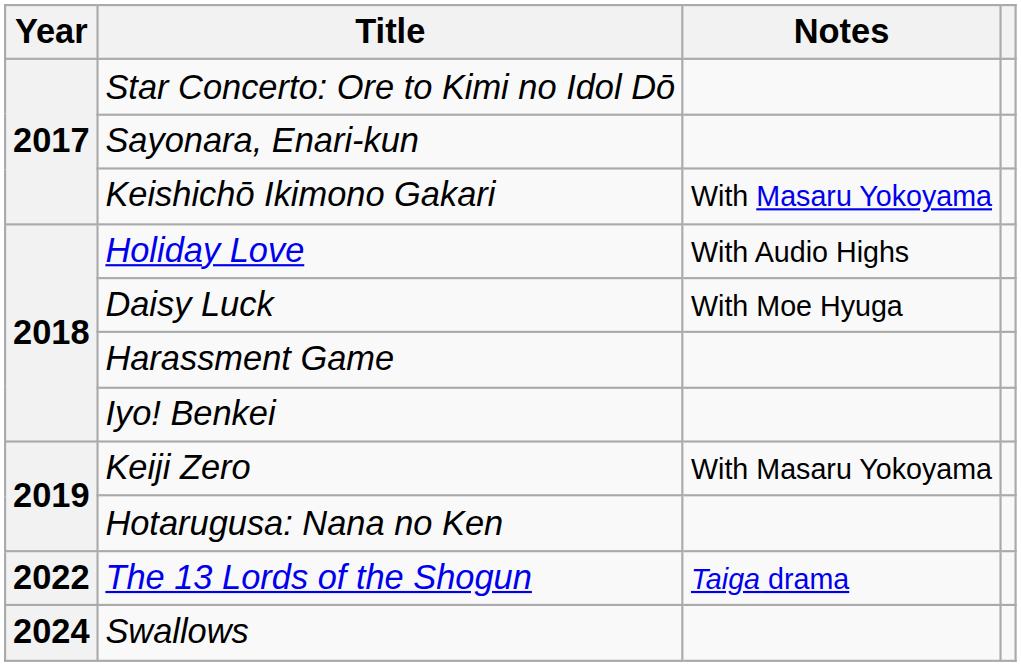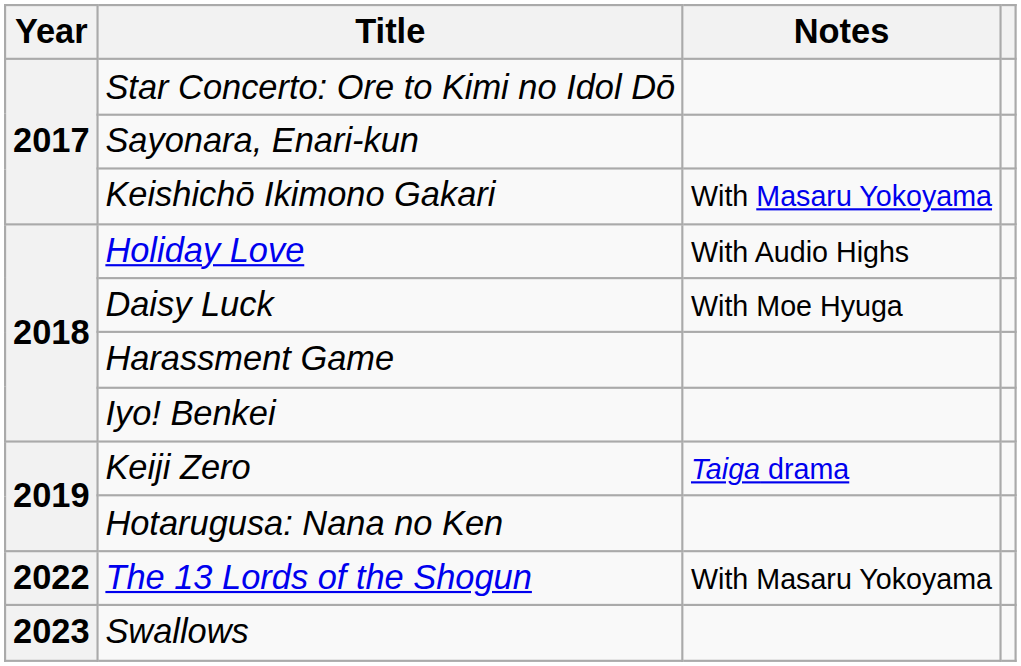(842, 470) With Masaru Yokoyama -> (770, 470) Taiga drama
(770, 579) Taiga drama -> (842, 579) With Masaru Yokoyama
(51, 631) 2024 -> (51, 631) 2023
